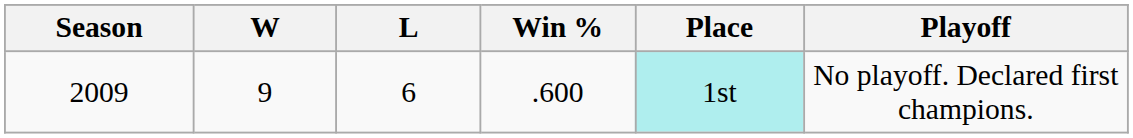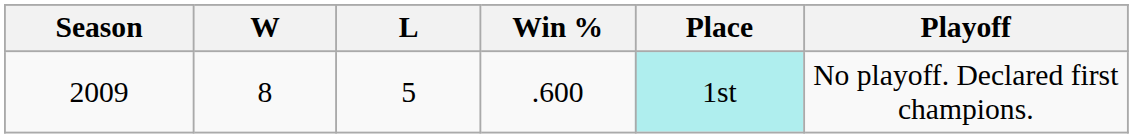(265, 91) 9 -> (265, 91) 8
(409, 91) 6 -> (409, 91) 5
